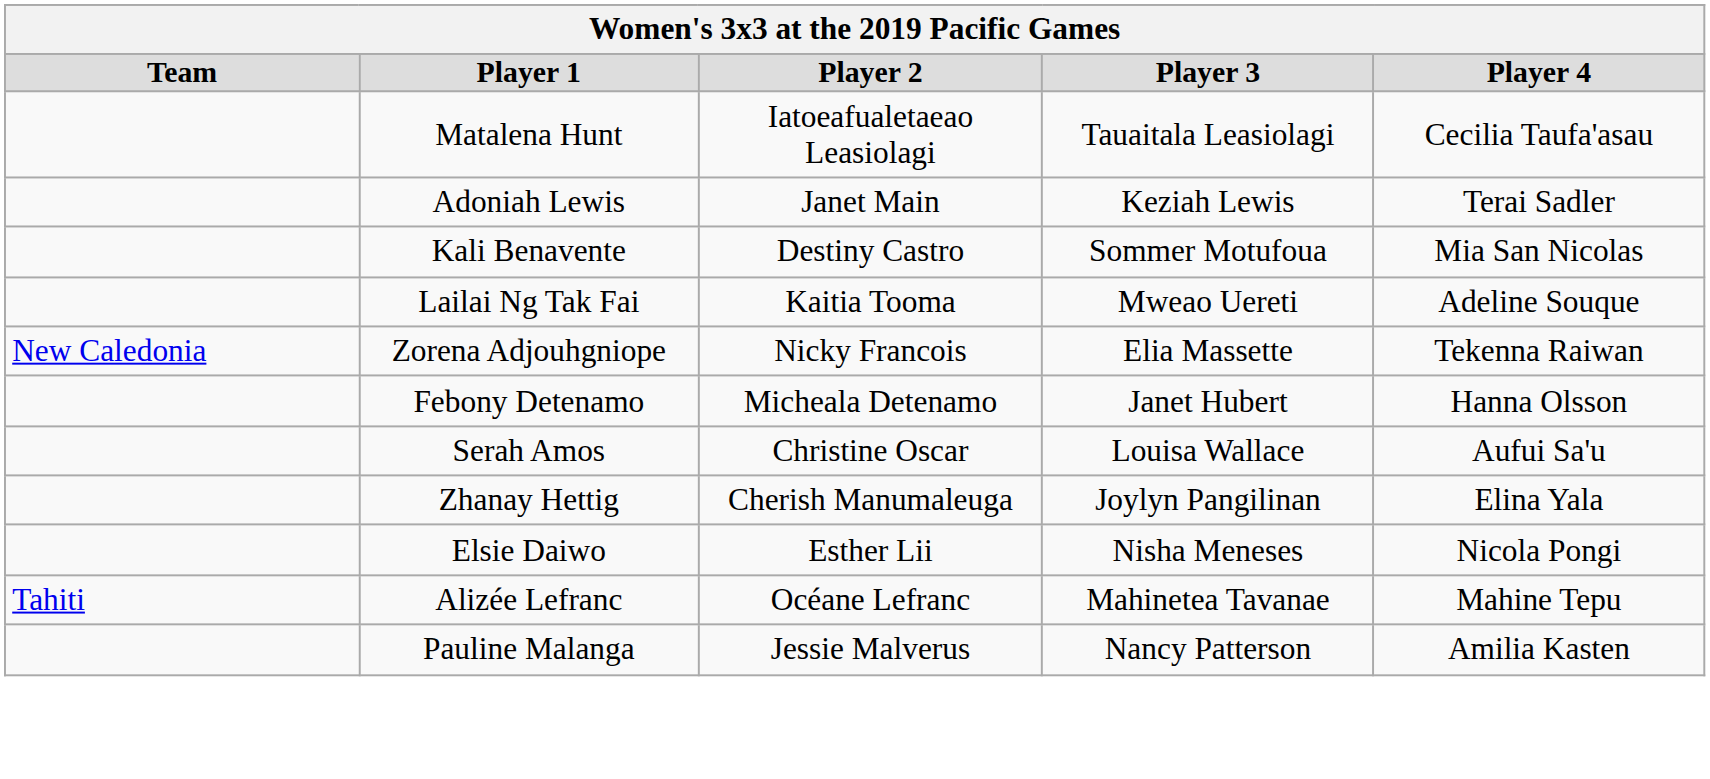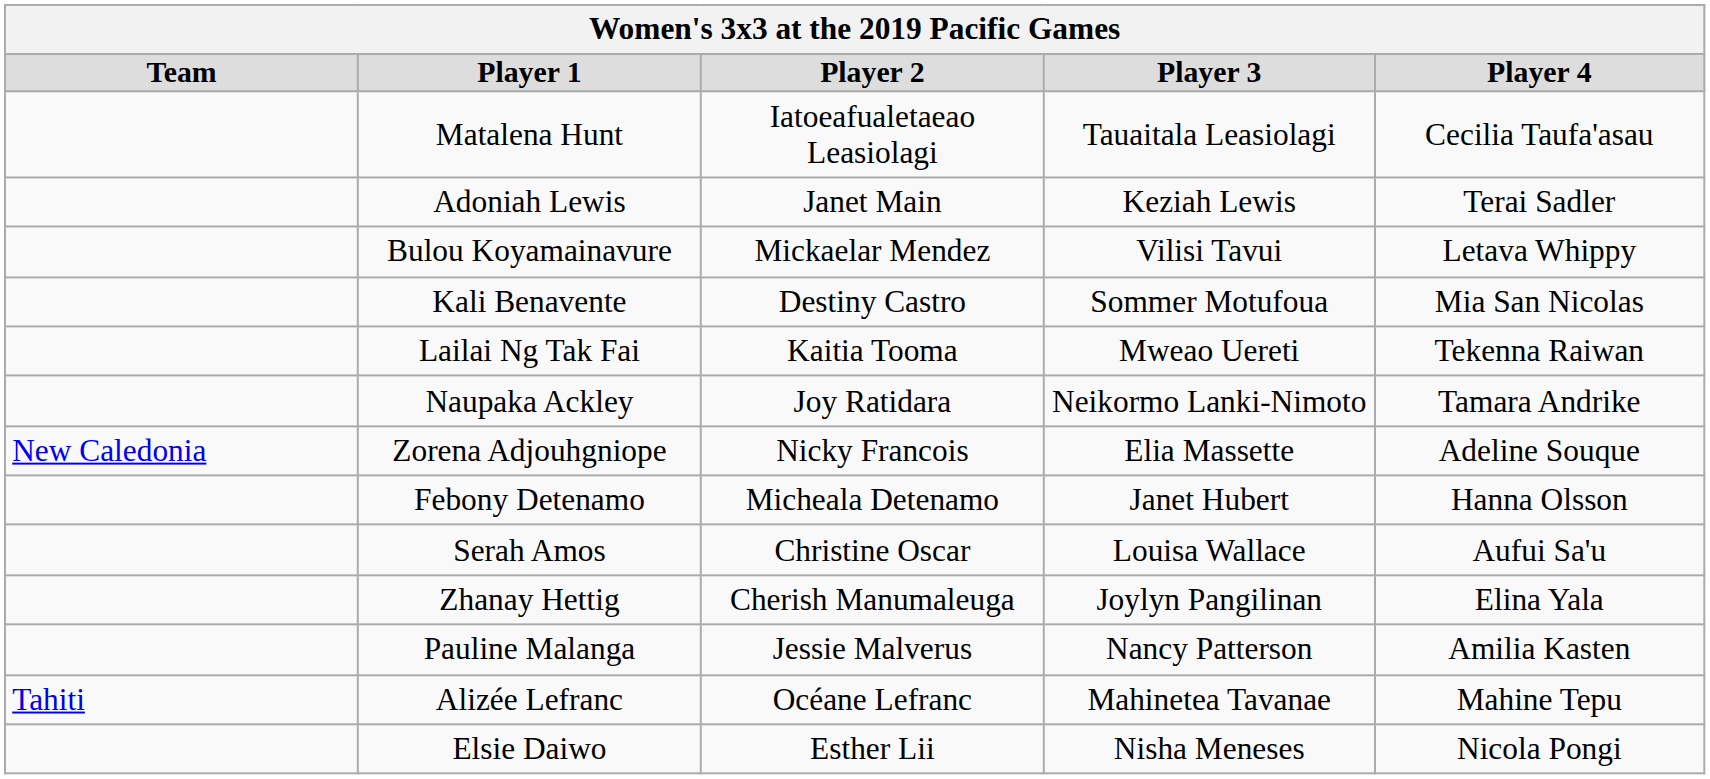+ row: (529, 251)
(1539, 300) Adeline Souque -> (1539, 350) Tekenna Raiwan
+ row: (529, 400)
(1539, 350) Tekenna Raiwan -> (1539, 450) Adeline Souque
rows swapped: (529, 549) <-> (529, 649)
